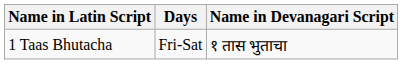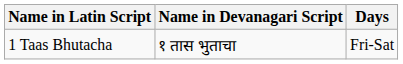columns swapped: (302, 17) <-> (180, 17)
